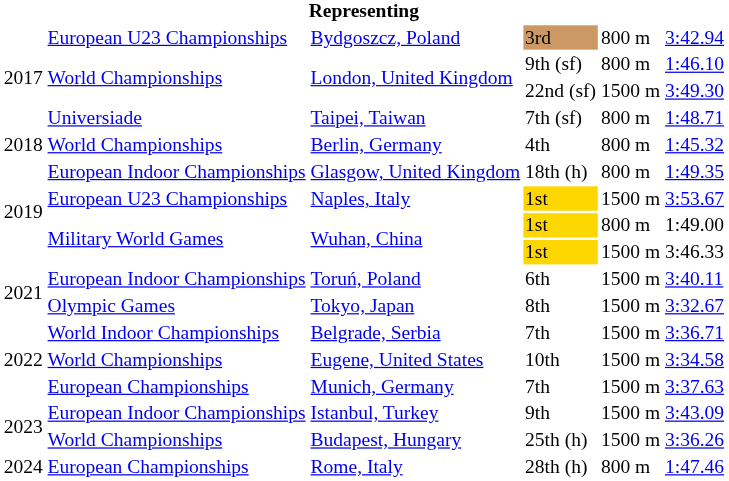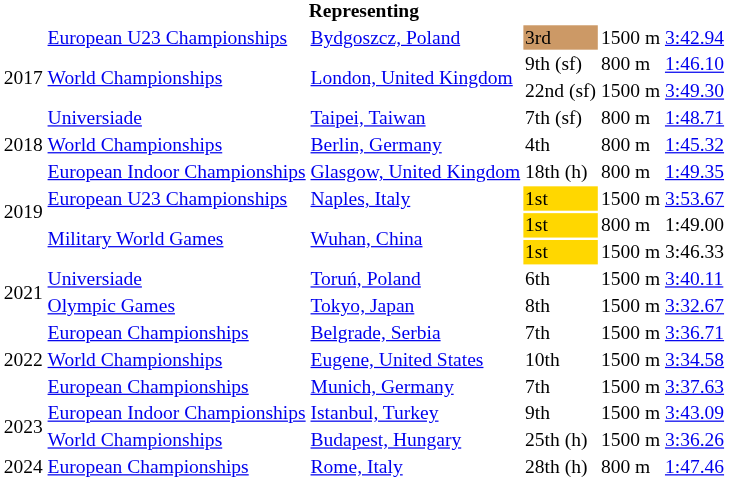(626, 37) 800 m -> (631, 37) 1500 m
(177, 278) European Indoor Championships -> (95, 278) Universiade
(163, 332) World Indoor Championships -> (148, 332) European Championships
